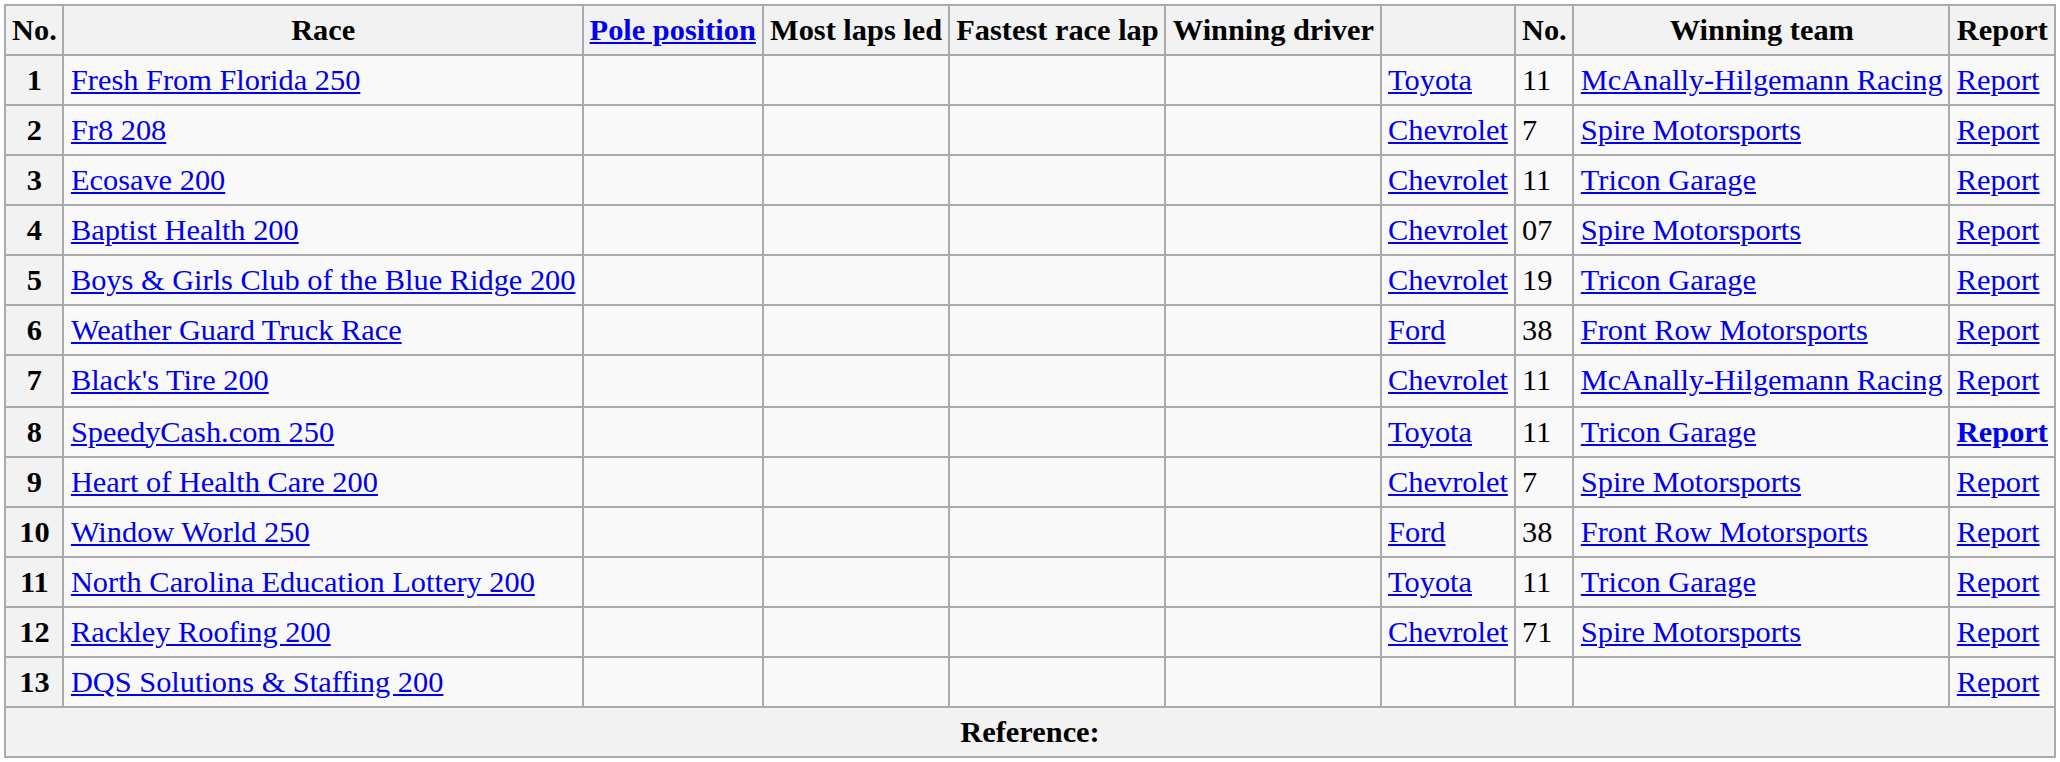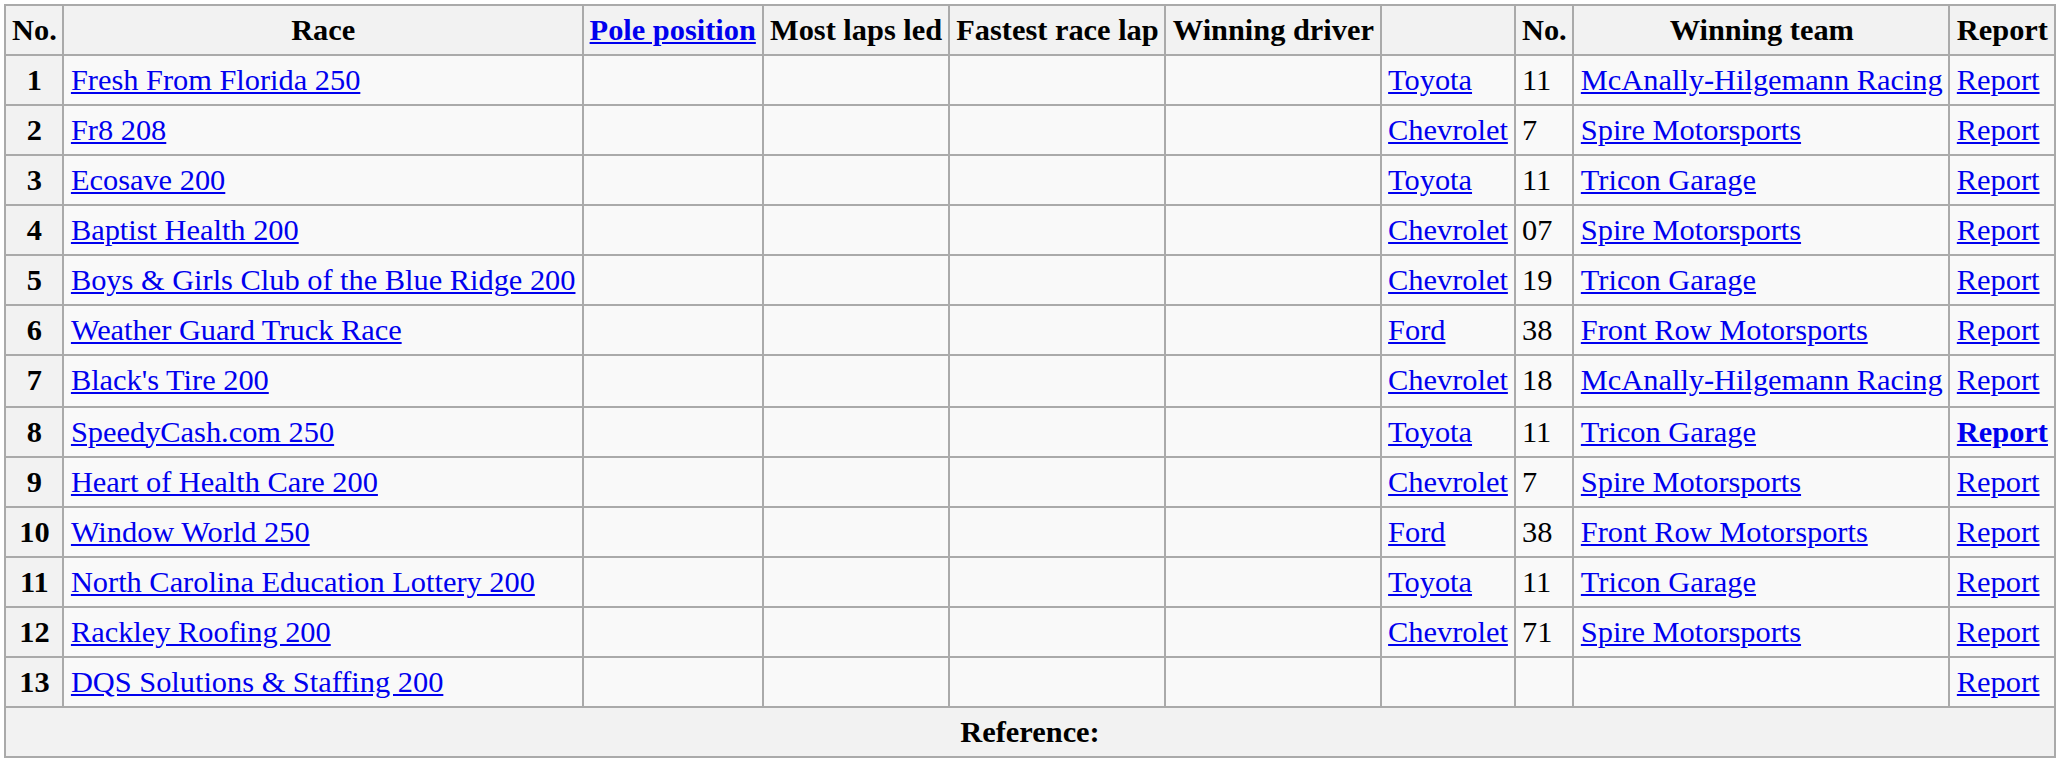(1448, 180) Chevrolet -> (1430, 180) Toyota
(1537, 380) 11 -> (1537, 380) 18
